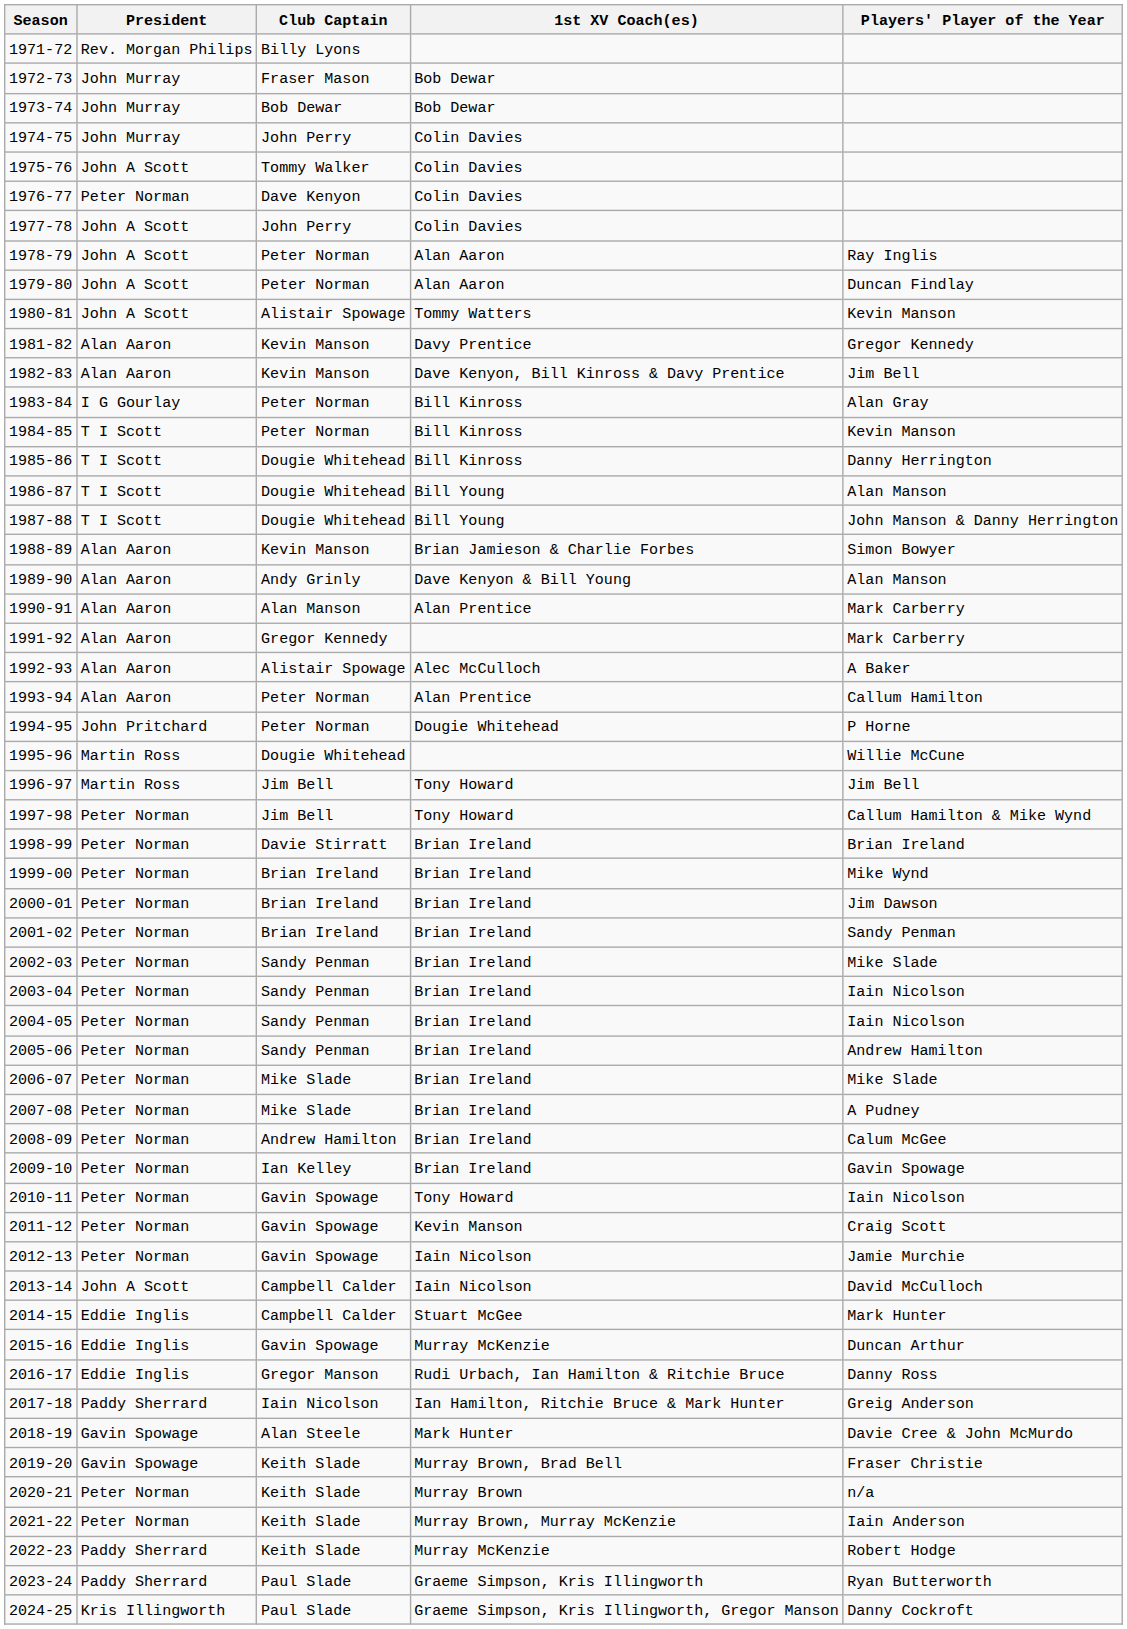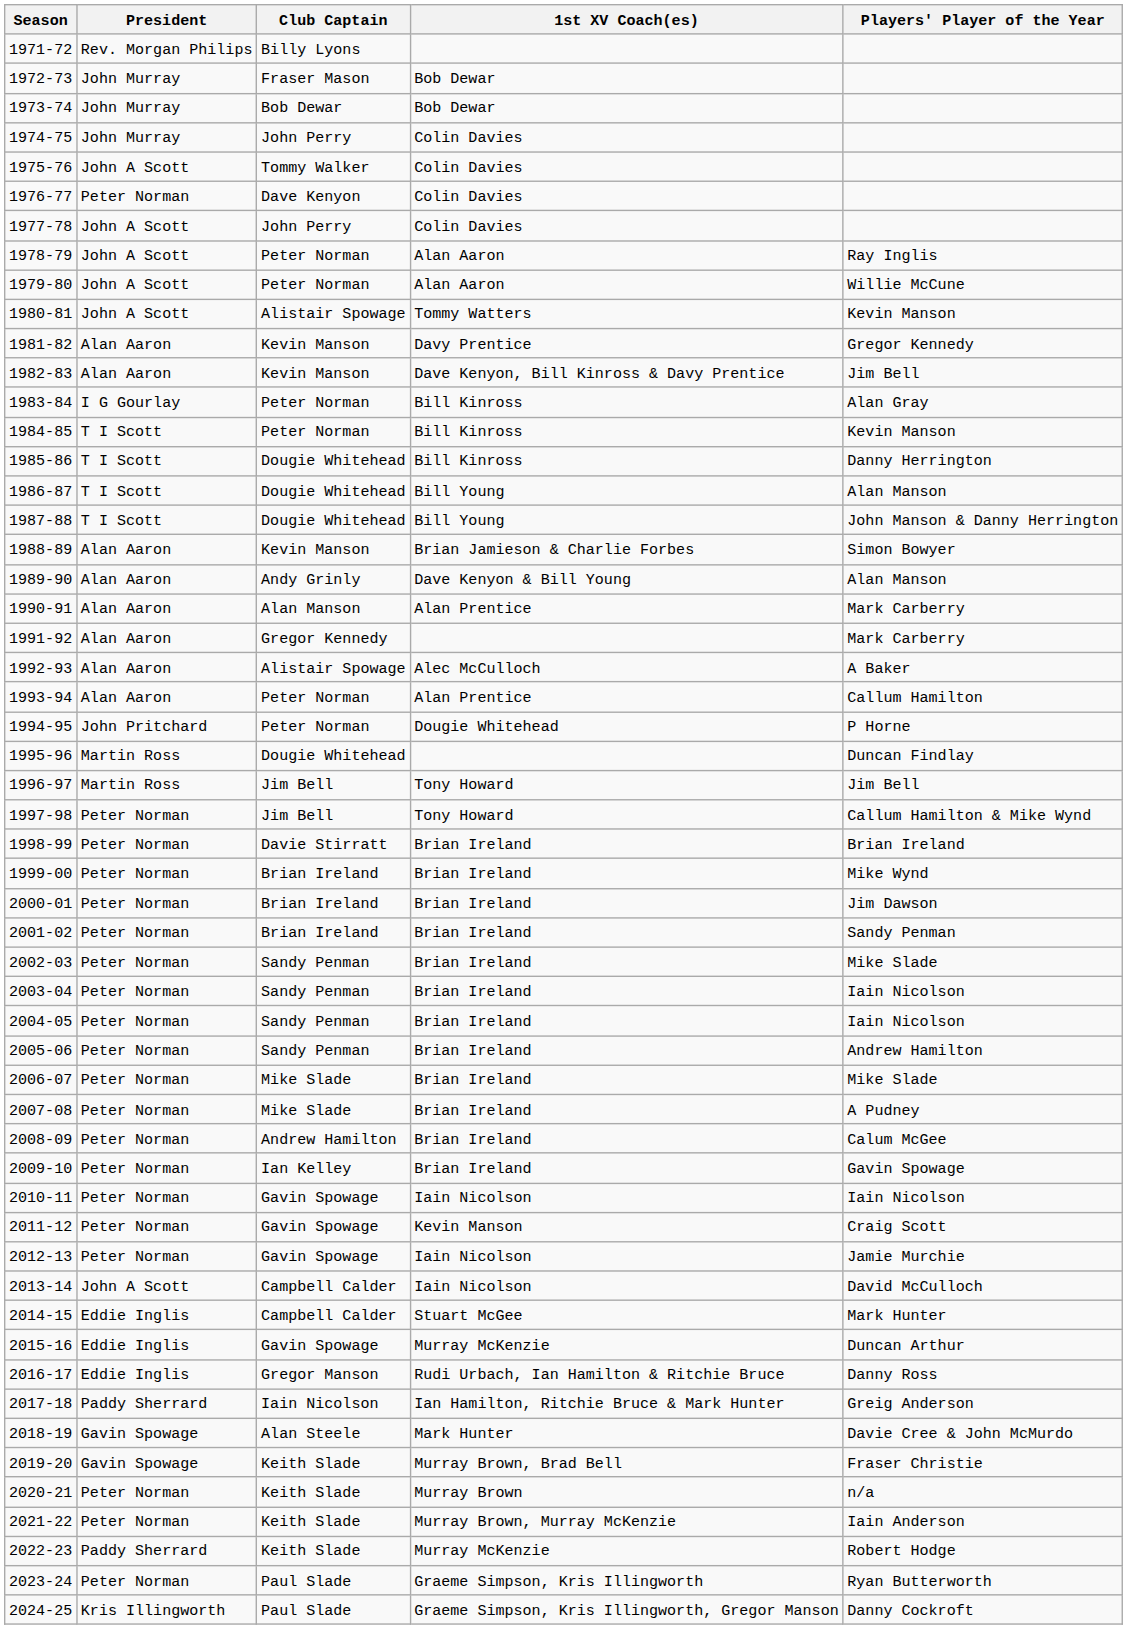(911, 285) Duncan Findlay -> (906, 285) Willie McCune
(906, 756) Willie McCune -> (911, 756) Duncan Findlay
(464, 1198) Tony Howard -> (473, 1198) Iain Nicolson
(144, 1581) Paddy Sherrard -> (135, 1581) Peter Norman
